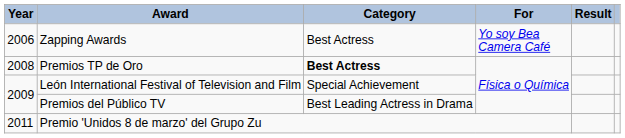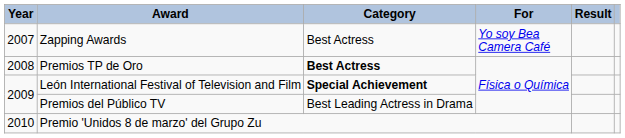(21, 40) 2006 -> (21, 40) 2007
(363, 85) normal -> (367, 85) bold
(20, 123) 2011 -> (21, 123) 2010
